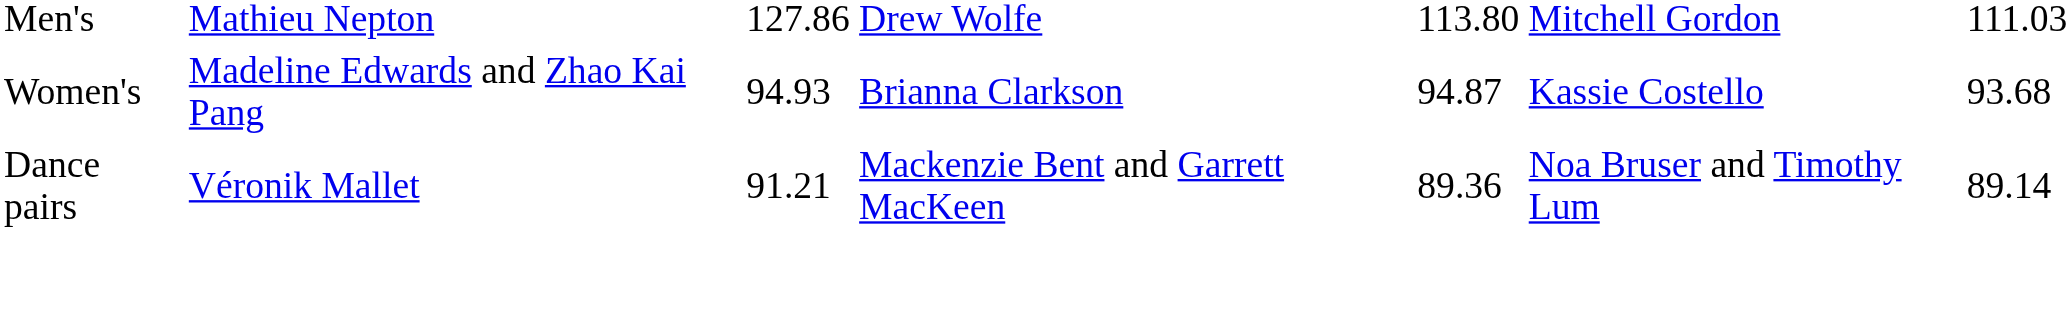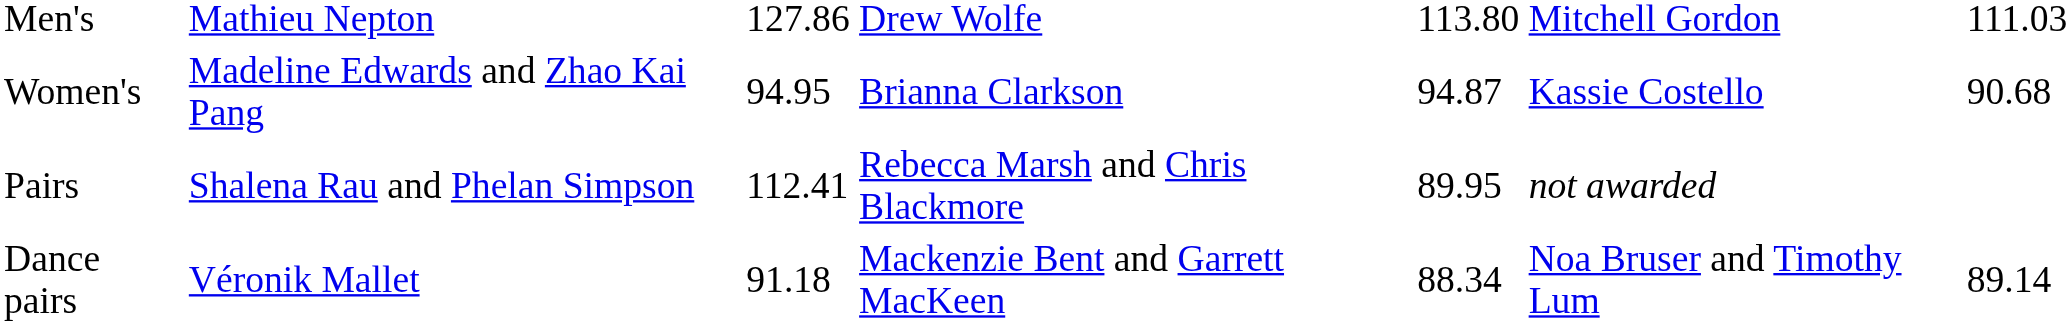(789, 91) 94.93 -> (789, 91) 94.95
(2009, 91) 93.68 -> (2009, 91) 90.68
+ row: (42, 185)
(789, 185) 91.21 -> (789, 279) 91.18
(1460, 185) 89.36 -> (1460, 279) 88.34
